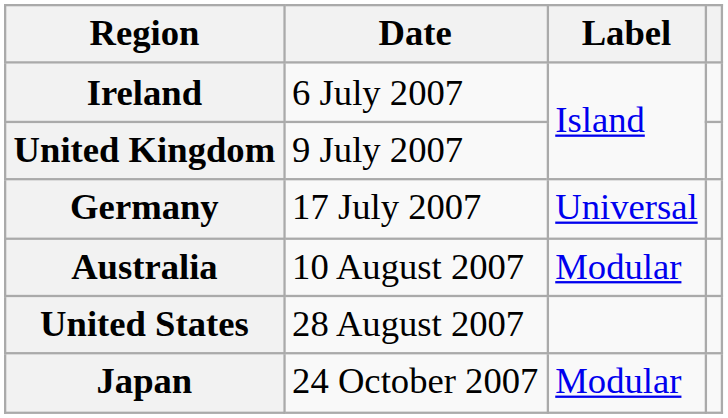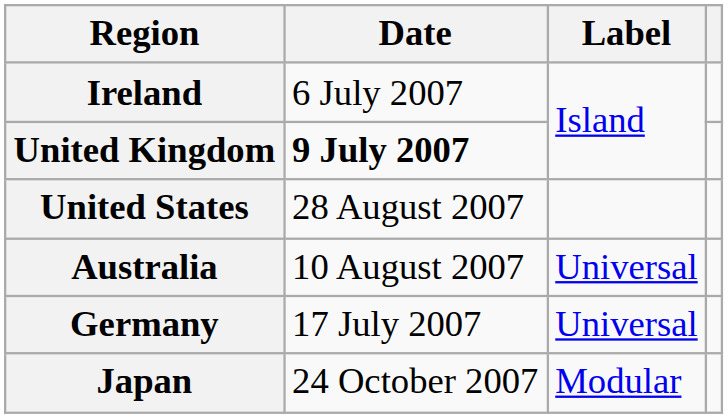(378, 149) normal -> (381, 149) bold
rows swapped: (144, 207) <-> (144, 324)
(618, 265) Modular -> (626, 265) Universal
